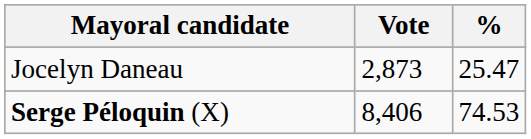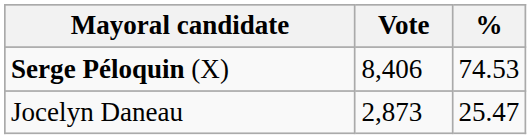rows swapped: (120, 111) <-> (97, 68)
